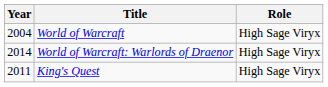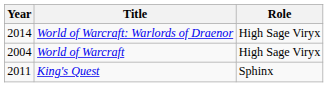rows swapped: (81, 33) <-> (135, 52)
(279, 71) High Sage Viryx -> (256, 71) Sphinx
